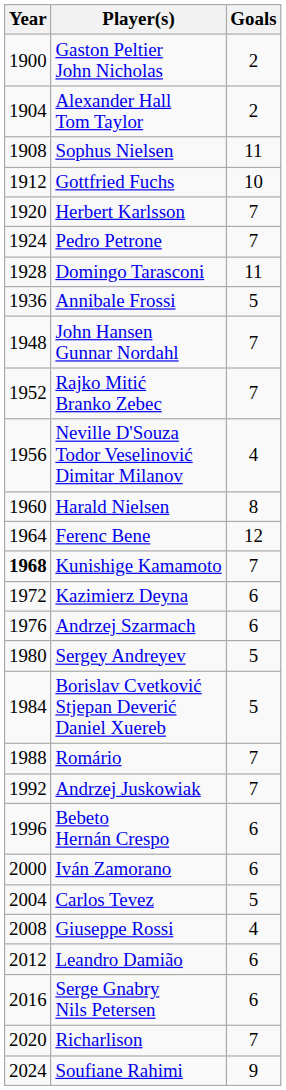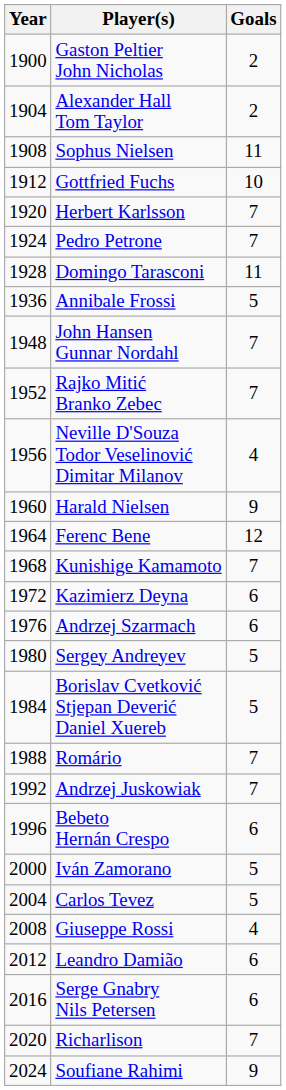(253, 506) 8 -> (253, 506) 9
(28, 566) bold -> (28, 566) normal
(253, 869) 6 -> (253, 869) 5
